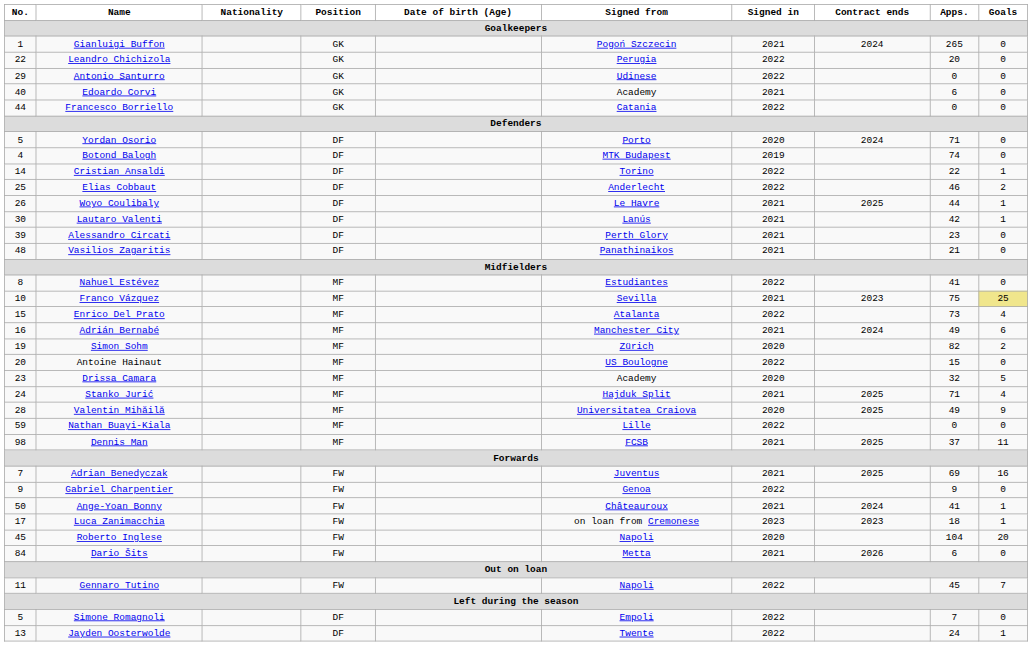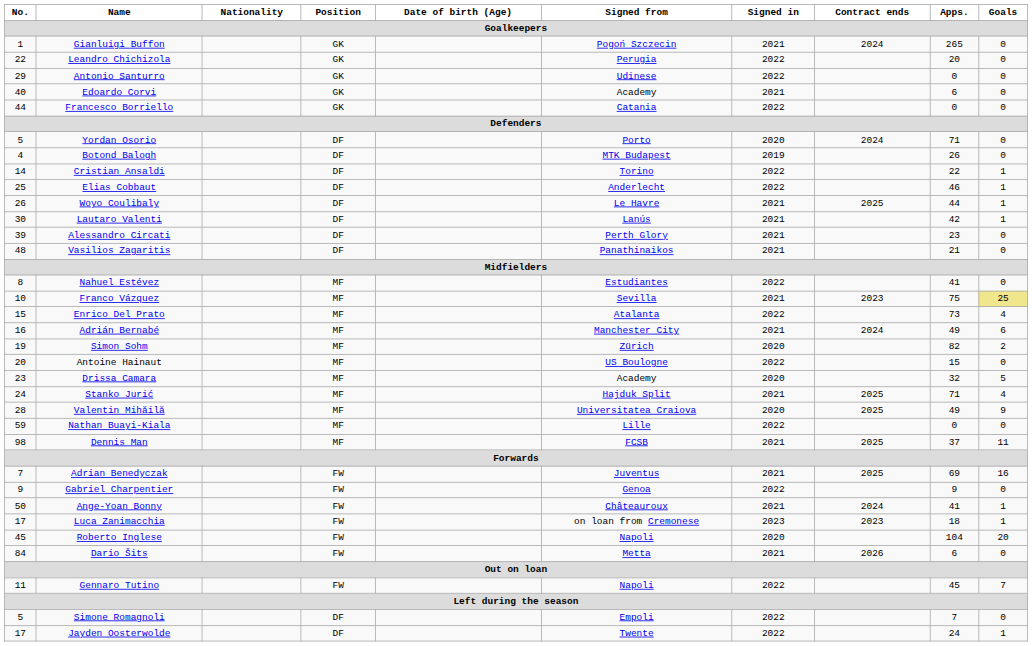(954, 155) 74 -> (954, 155) 26
(1003, 187) 2 -> (1003, 187) 1
(20, 633) 13 -> (20, 633) 17
